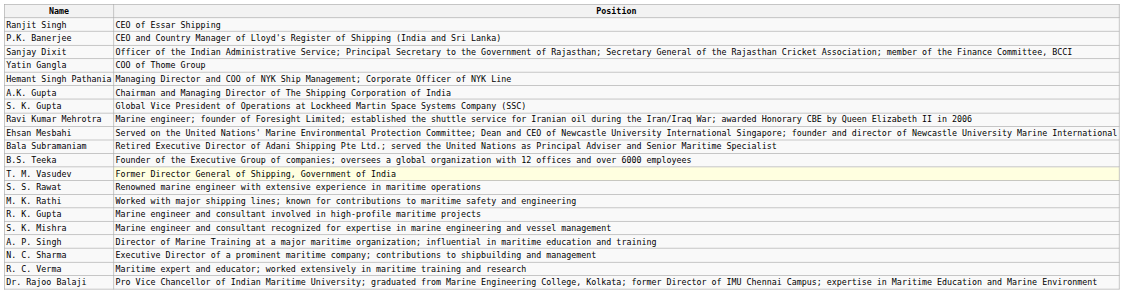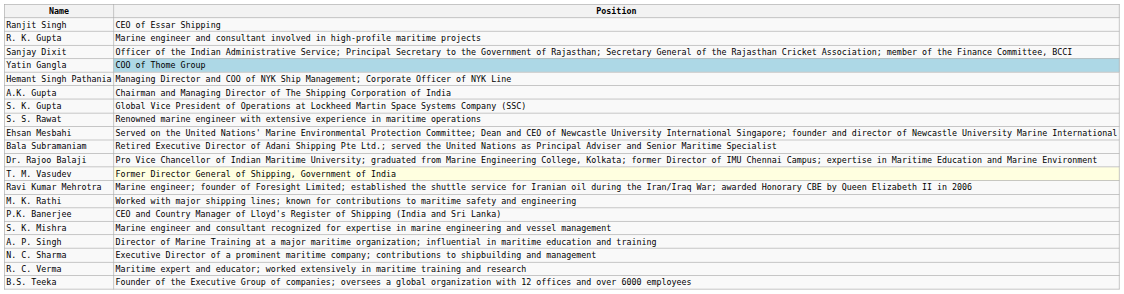rows swapped: (39, 38) <-> (34, 214)
(161, 65) no background -> (161, 65) lightblue background
rows swapped: (54, 120) <-> (34, 187)
rows swapped: (31, 160) <-> (46, 282)
